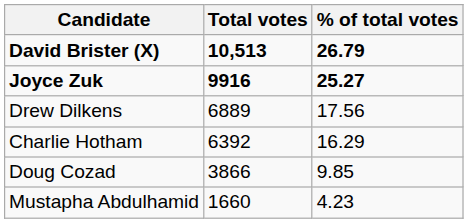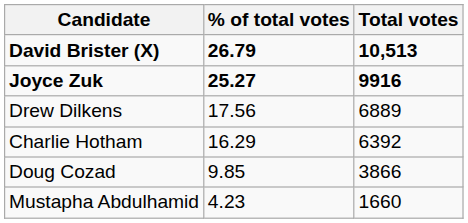columns swapped: (258, 19) <-> (388, 19)
